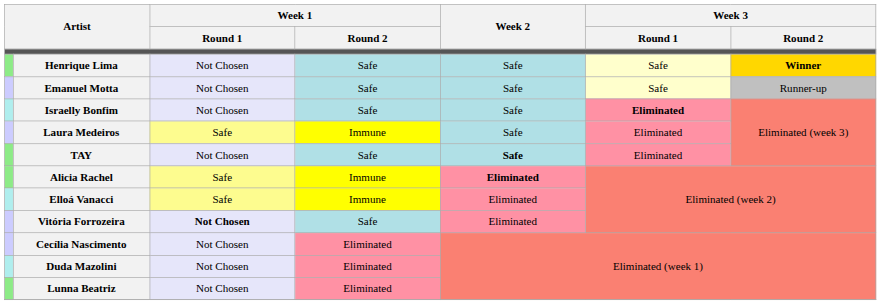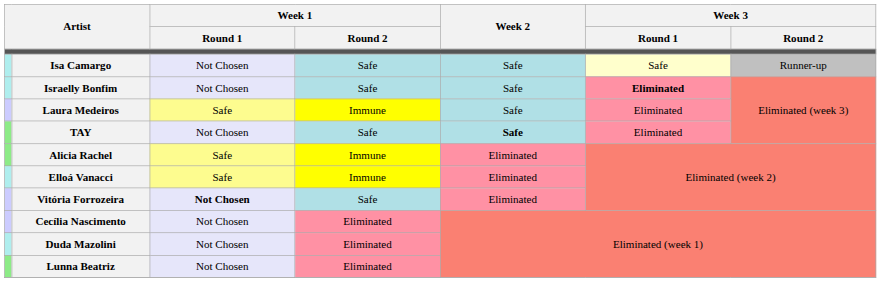- row: (81, 65)
- row: (81, 88)
+ row: (81, 65)
(513, 177) bold -> (513, 155) normal
